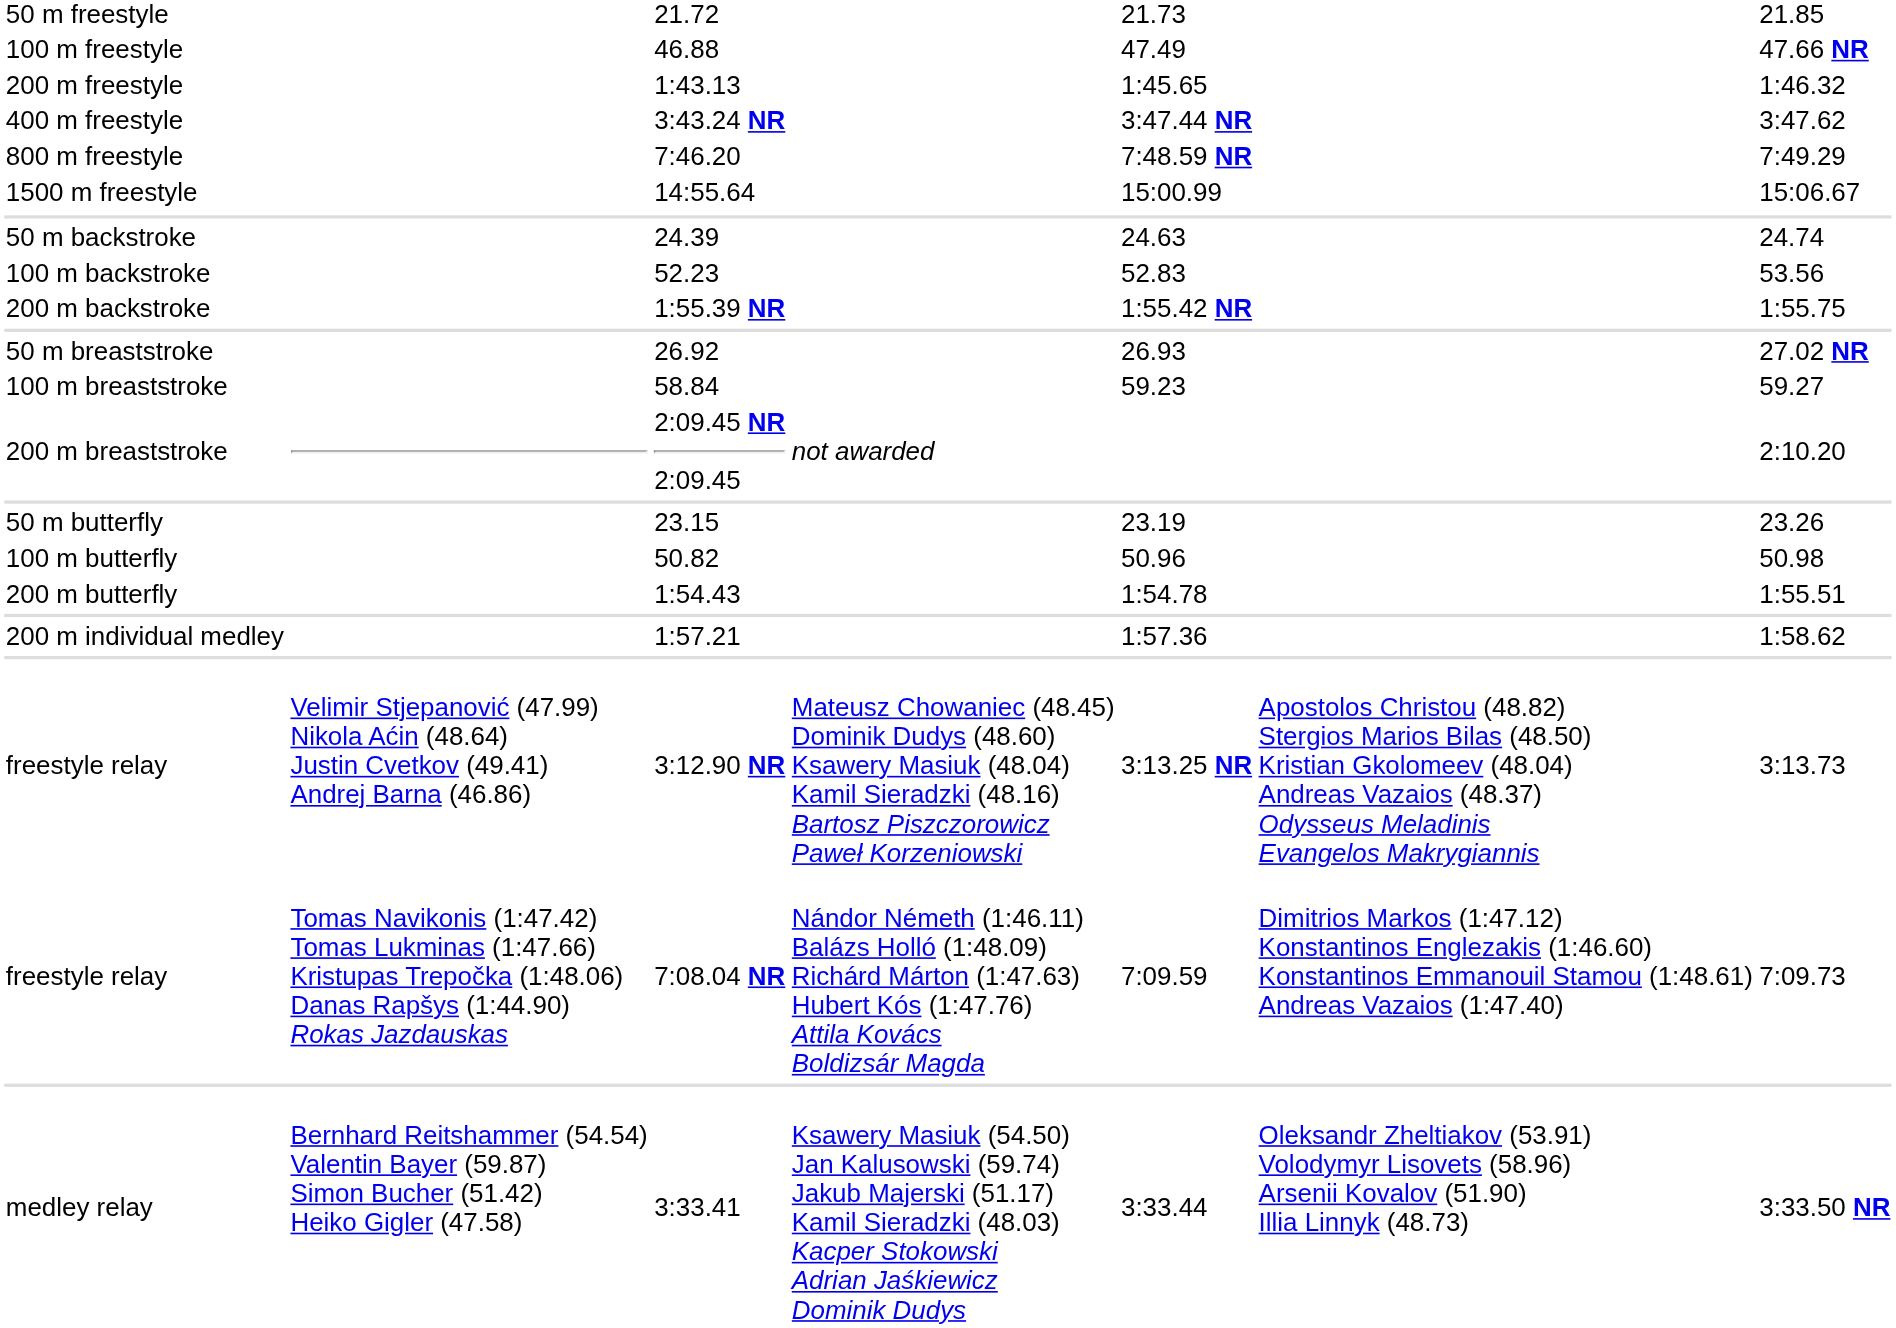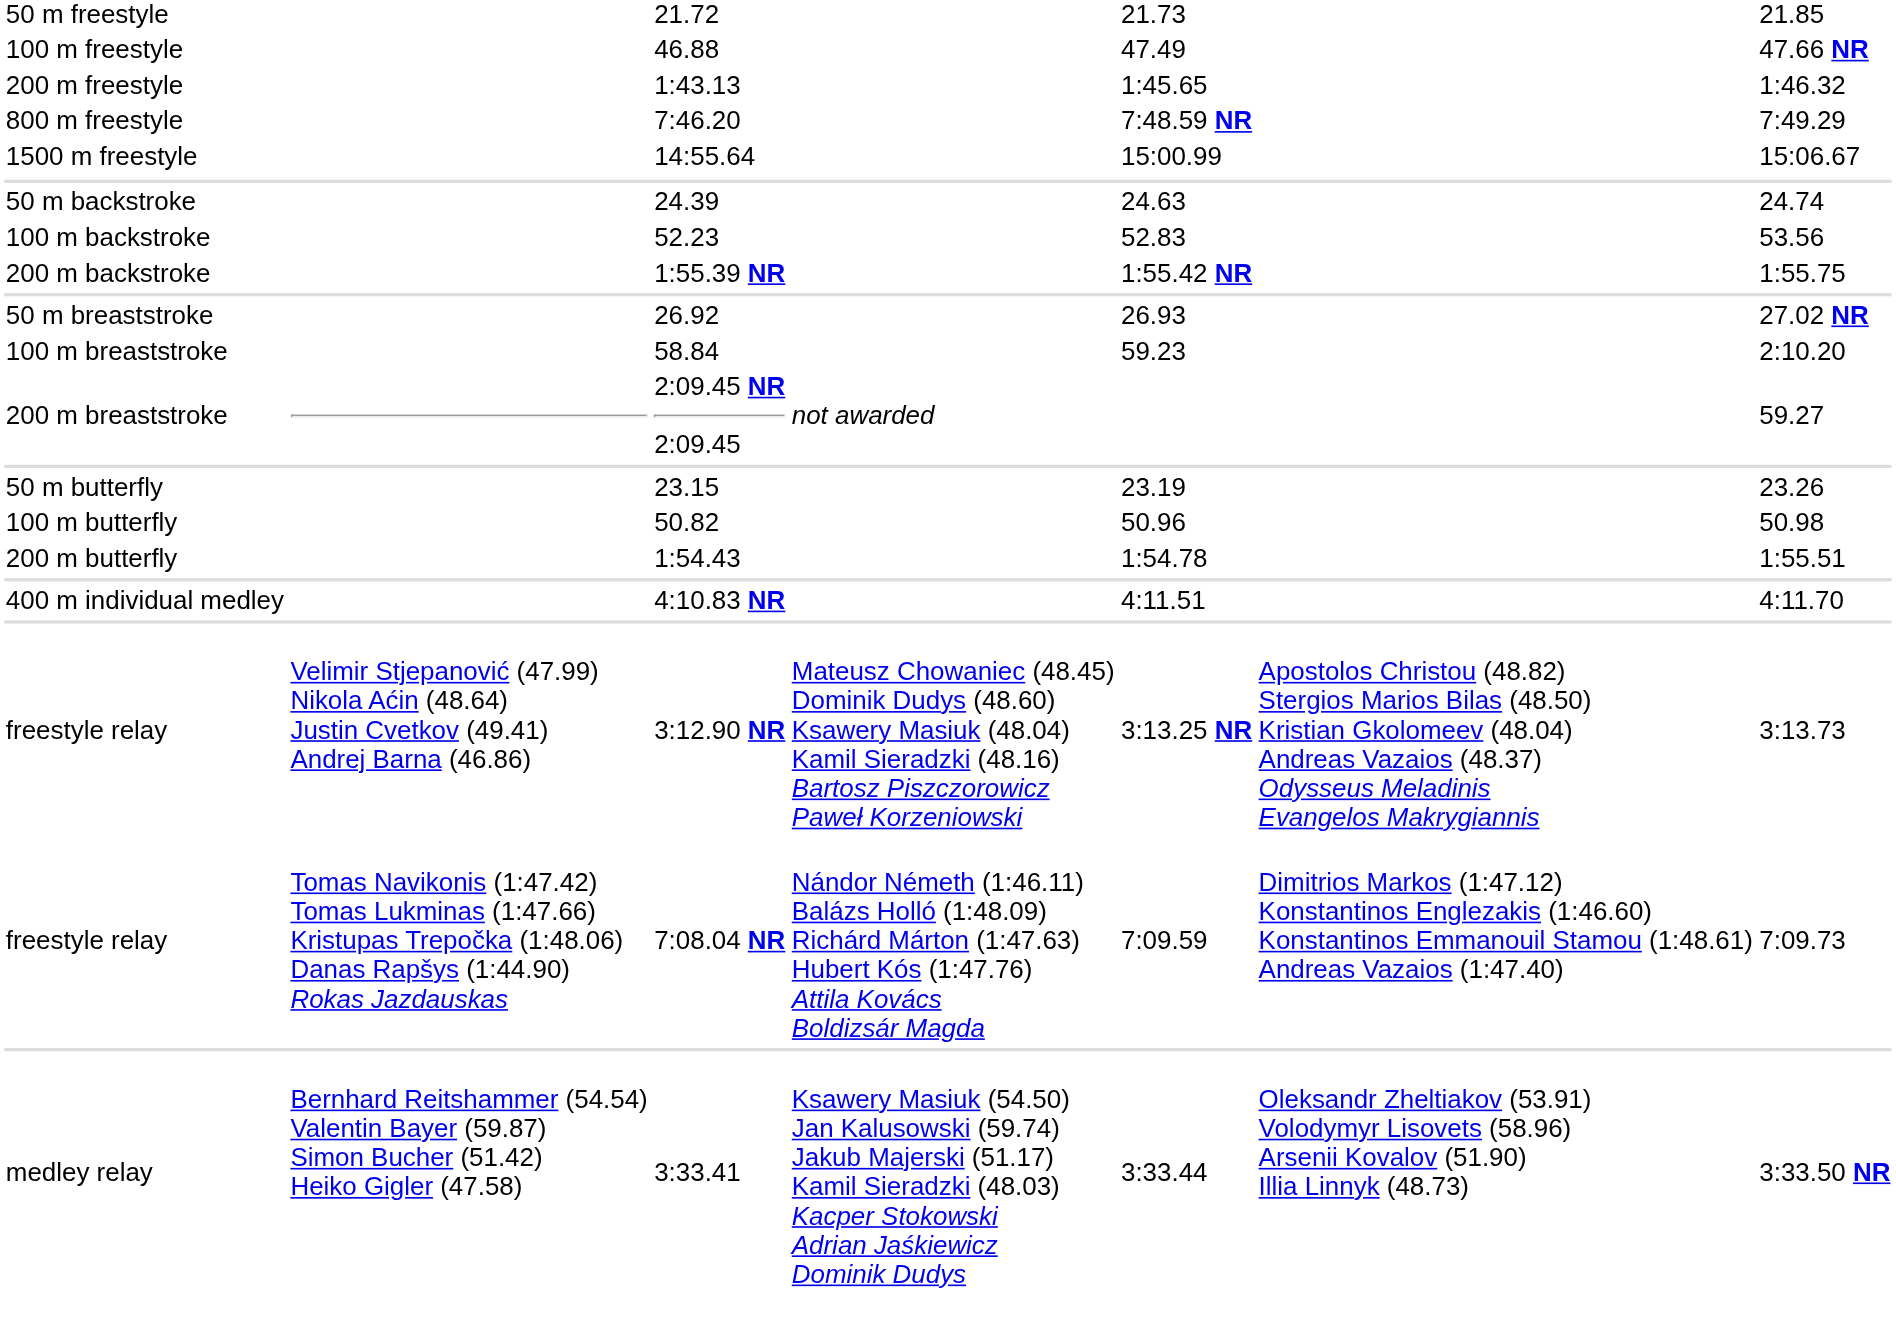- row: (94, 121)
(1792, 386) 59.27 -> (1803, 351) 2:10.20
(1803, 451) 2:10.20 -> (1792, 415) 59.27
- row: (145, 636)
+ row: (145, 600)
